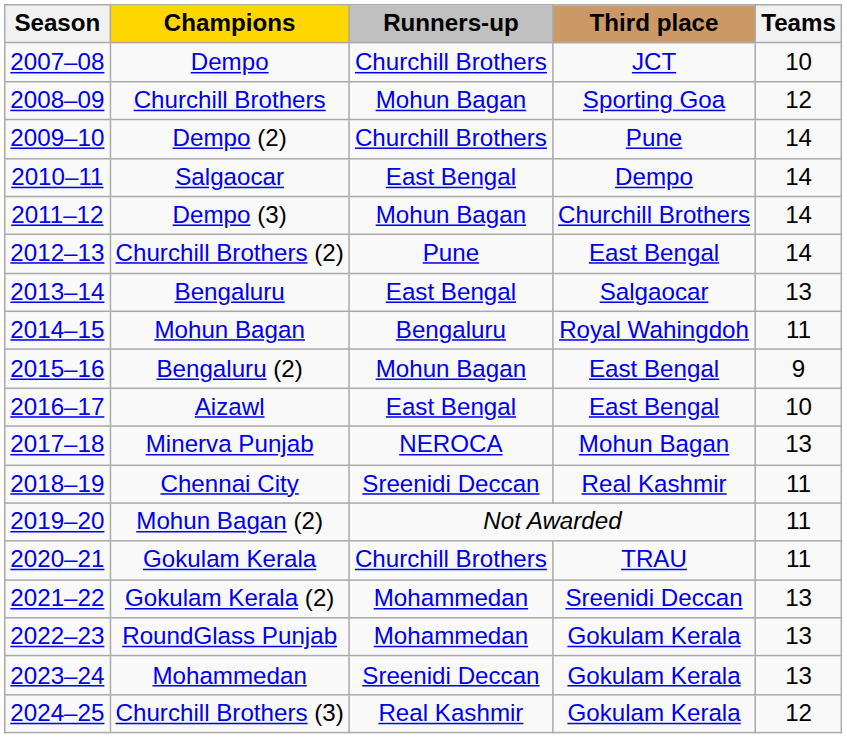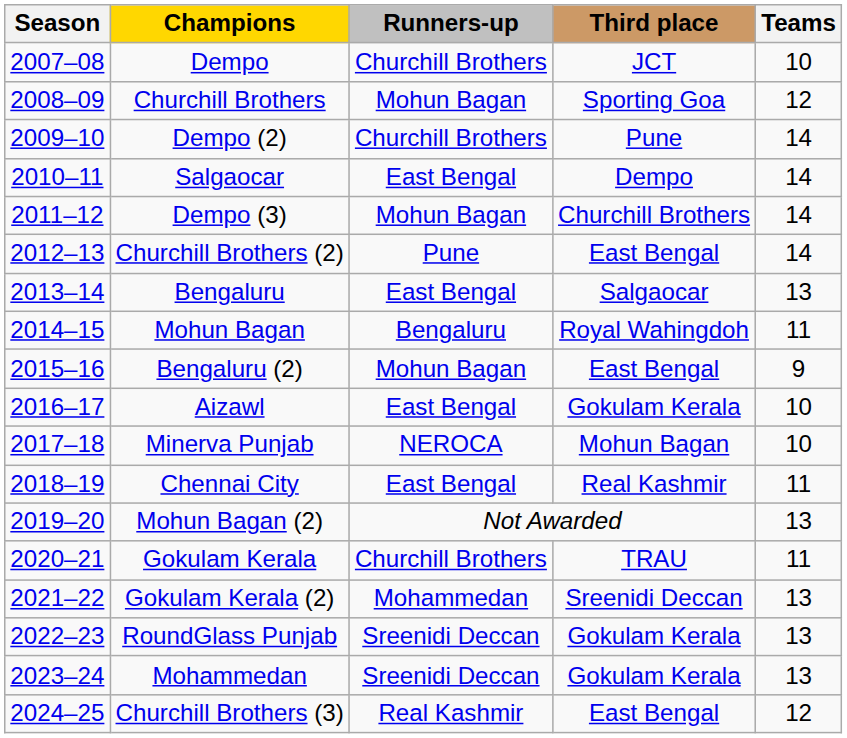(654, 406) East Bengal -> (654, 406) Gokulam Kerala
(799, 445) 13 -> (799, 445) 10
(451, 483) Sreenidi Deccan -> (451, 483) East Bengal
(799, 521) 11 -> (799, 521) 13
(451, 636) Mohammedan -> (451, 636) Sreenidi Deccan
(654, 713) Gokulam Kerala -> (654, 713) East Bengal
